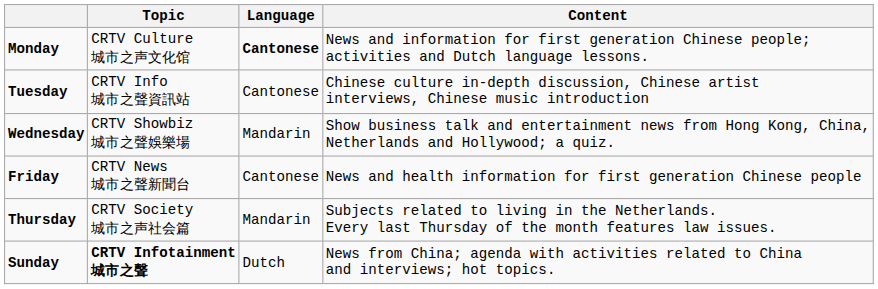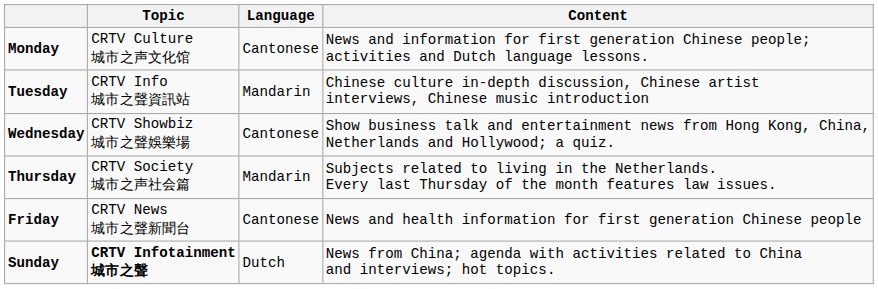(281, 49) bold -> (281, 49) normal
(281, 92) Cantonese -> (277, 92) Mandarin
(277, 134) Mandarin -> (281, 134) Cantonese
rows swapped: (42, 220) <-> (33, 177)
